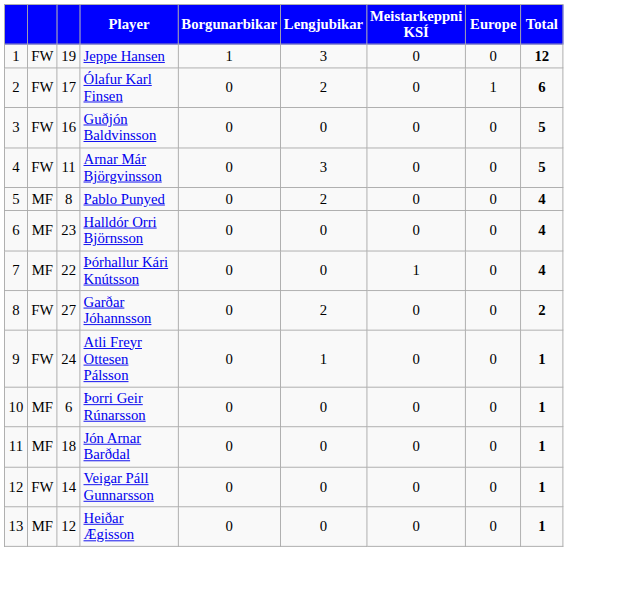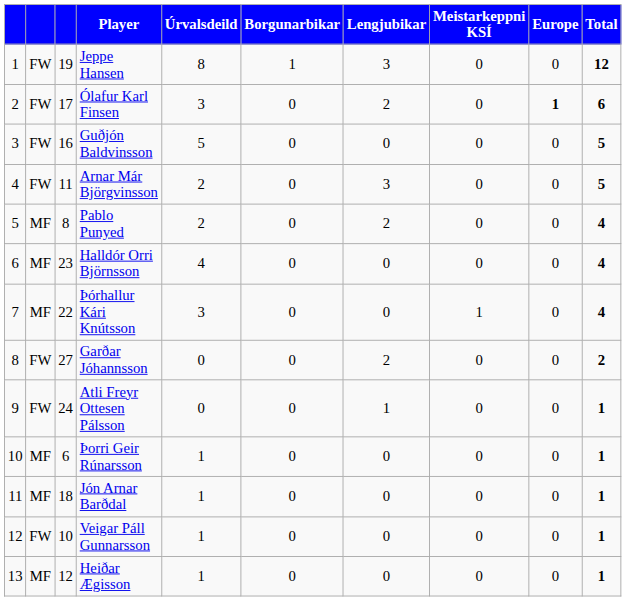+ column: (201, 24)
(493, 87) normal -> (555, 104) bold
(69, 486) 14 -> (66, 536) 10
